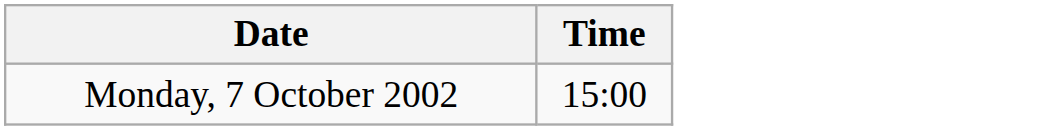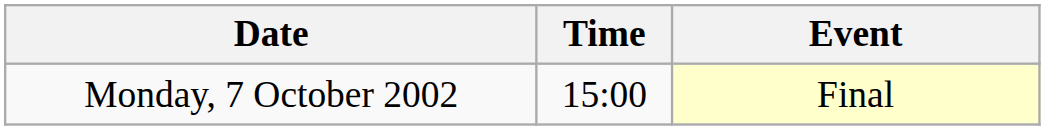+ column: (856, 34)
